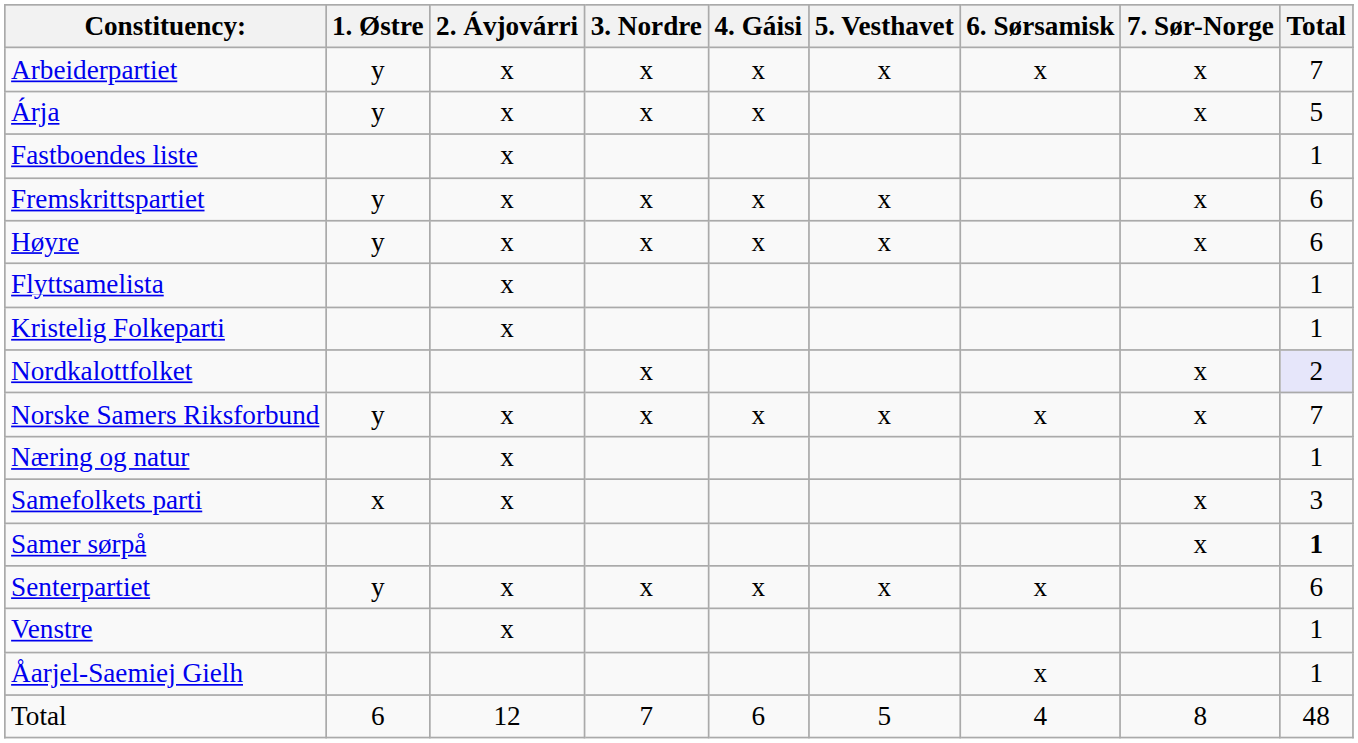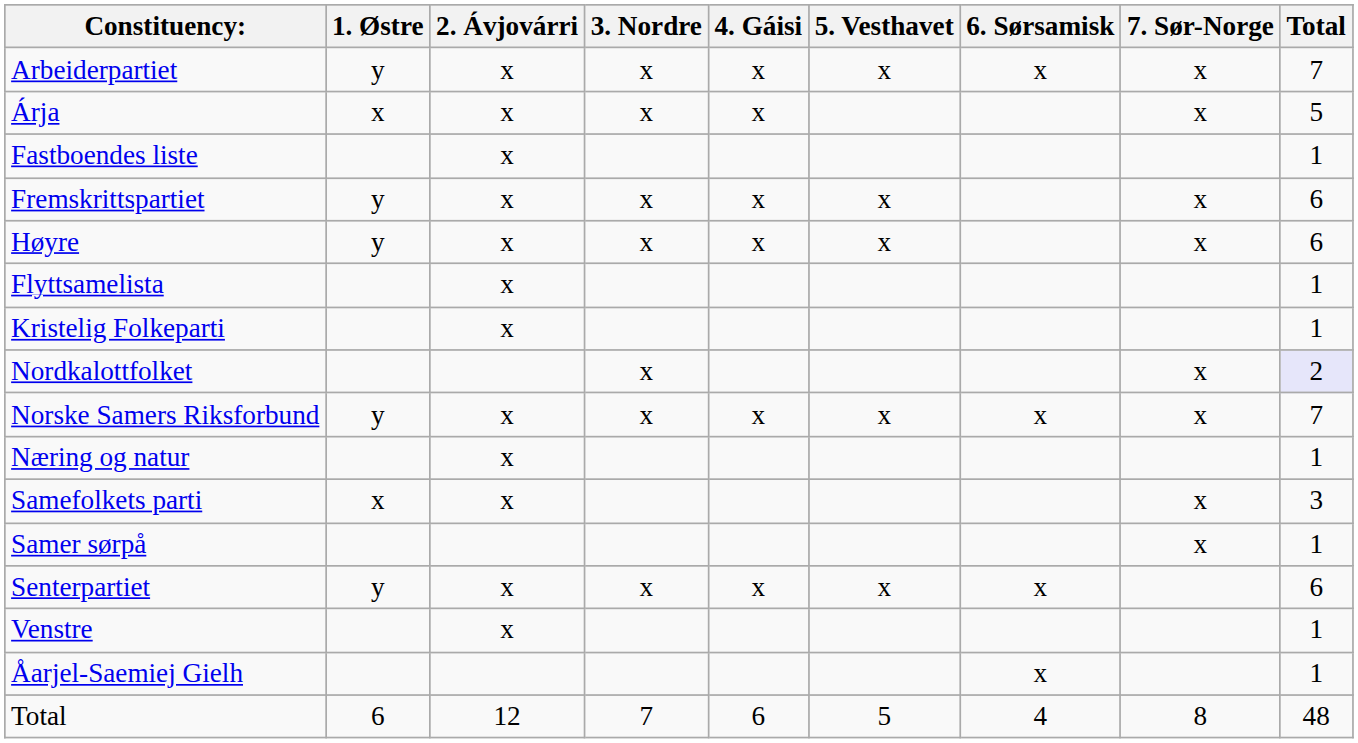(378, 112) y -> (378, 112) x
(1316, 543) bold -> (1316, 543) normal
